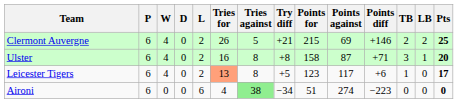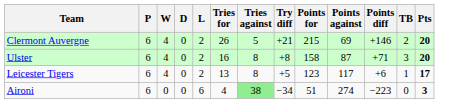- column: (425, 18)
(443, 40) 25 -> (425, 40) 20
(224, 73) lightsalmon background -> (224, 73) no background
(443, 90) 0 -> (425, 90) 3
